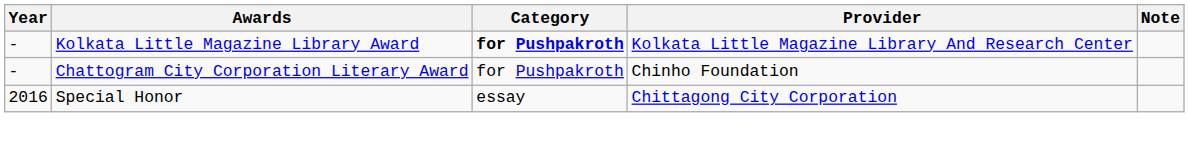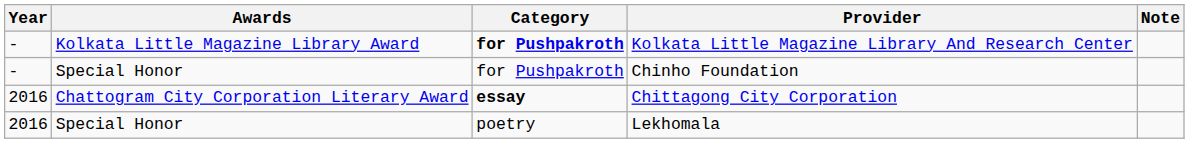(262, 71) Chattogram City Corporation Literary Award -> (120, 71) Special Honor
(120, 98) Special Honor -> (262, 98) Chattogram City Corporation Literary Award
(501, 98) normal -> (501, 98) bold
+ row: (676, 125)
